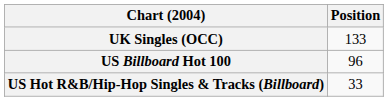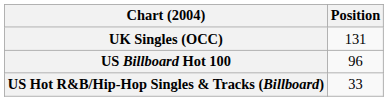(356, 38) 133 -> (356, 38) 131
